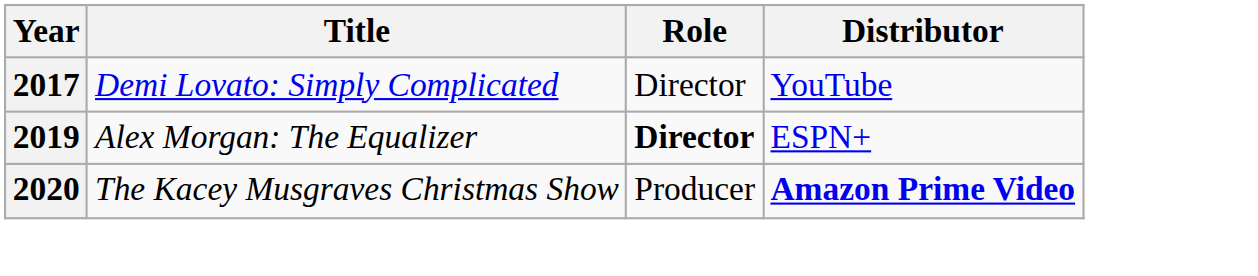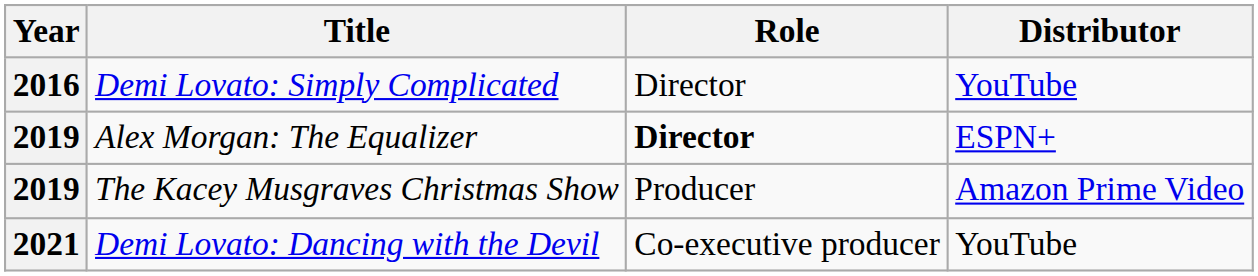(46, 84) 2017 -> (46, 84) 2016
(46, 190) 2020 -> (46, 190) 2019
(923, 190) bold -> (1100, 190) normal
+ row: (347, 243)
